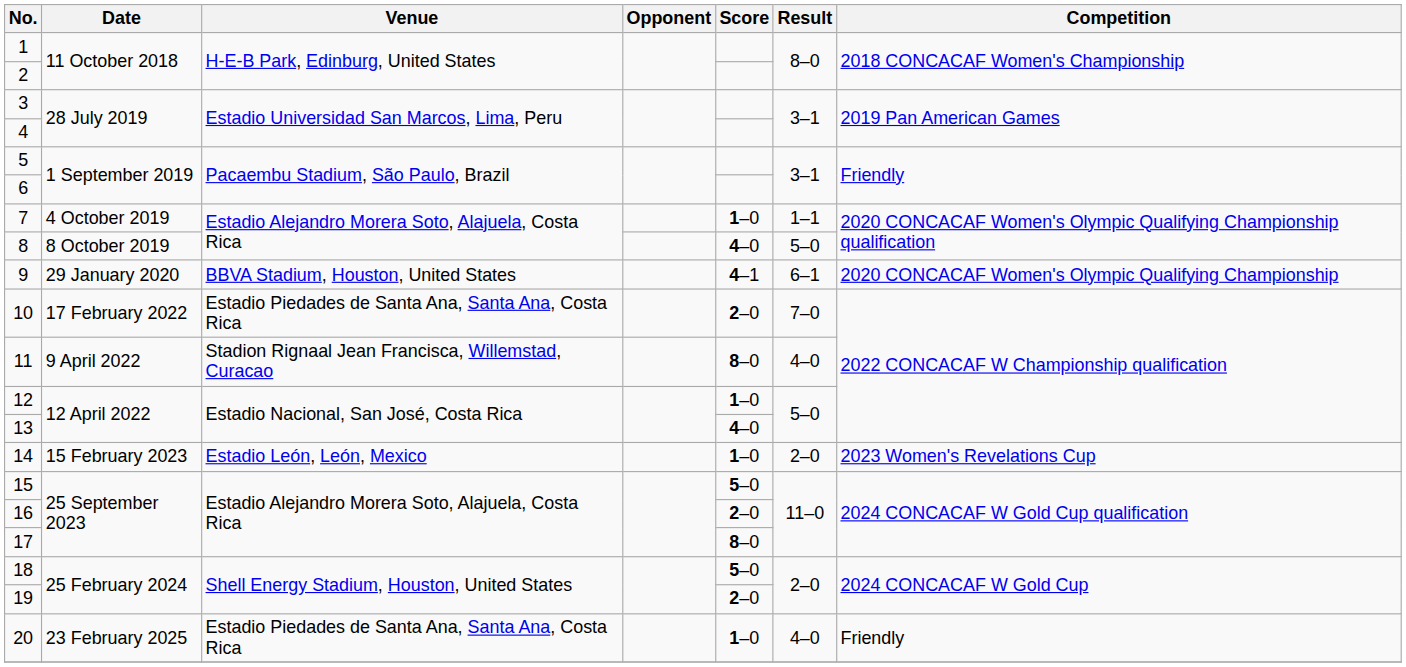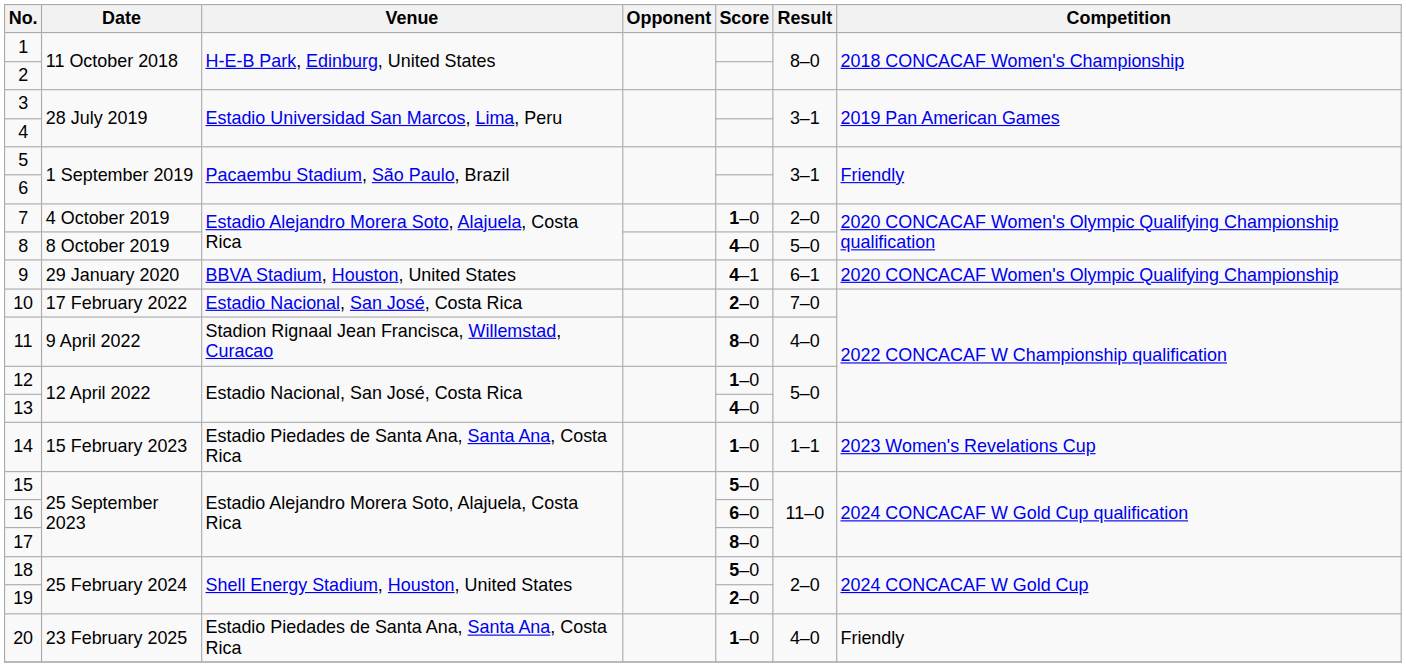(805, 217) 1–1 -> (805, 217) 2–0
(406, 312) Estadio Piedades de Santa Ana, Santa Ana, Costa Rica -> (364, 302) Estadio Nacional, San José, Costa Rica
(316, 456) Estadio León, León, Mexico -> (406, 446) Estadio Piedades de Santa Ana, Santa Ana, Costa Rica
(805, 456) 2–0 -> (805, 446) 1–1
(744, 513) 2–0 -> (744, 513) 6–0
